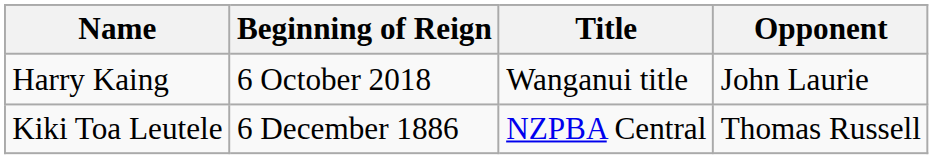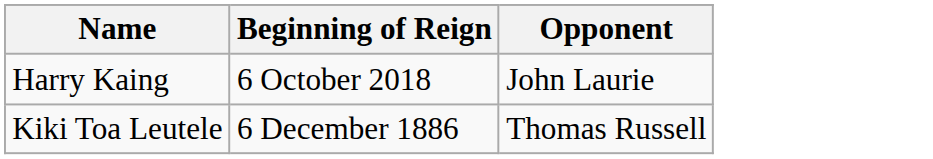- column: (606, 29)
